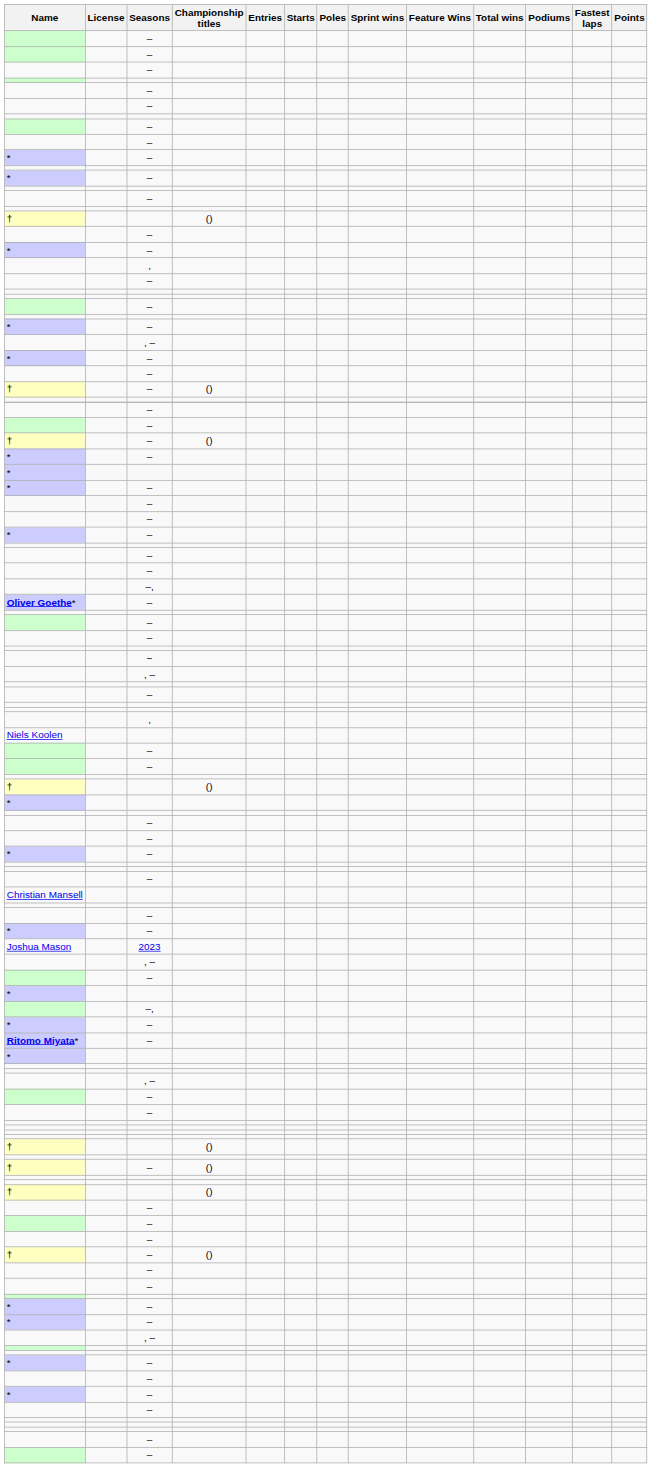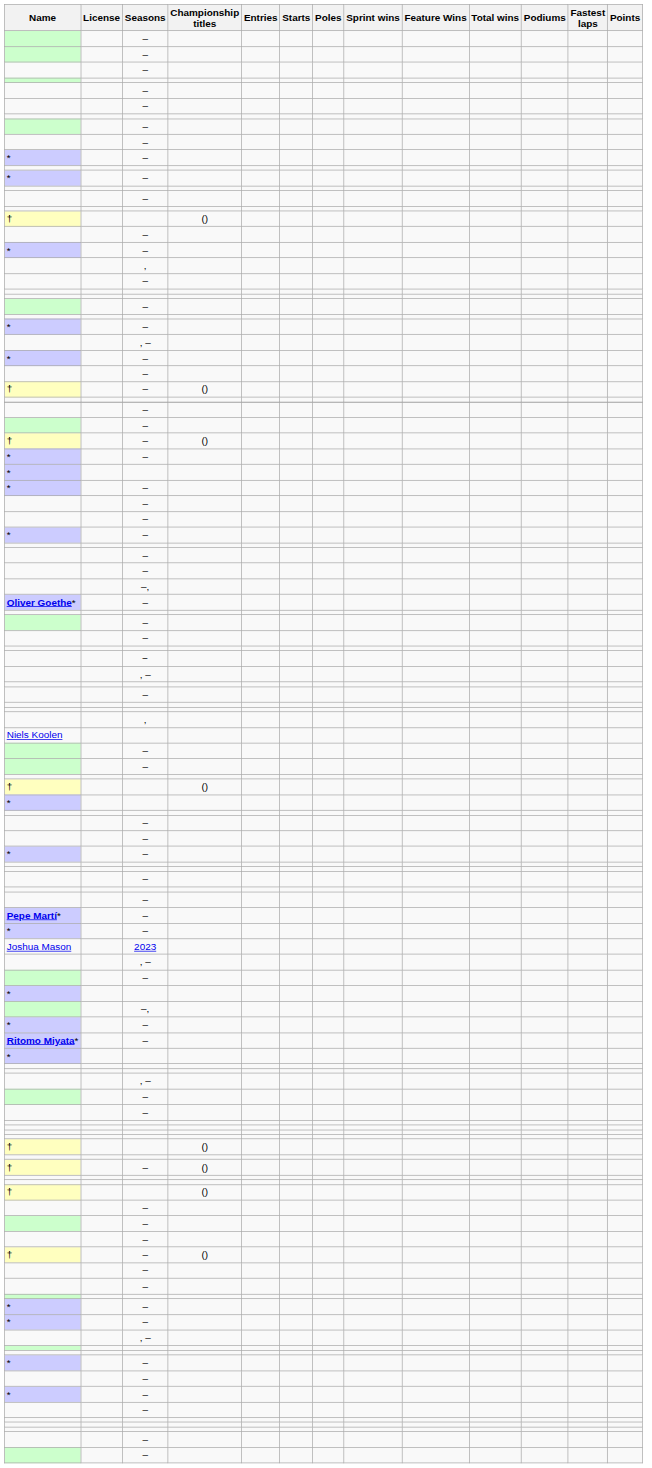- row: (45, 894)
+ row: (34, 915)
